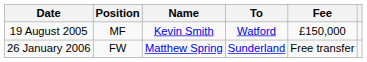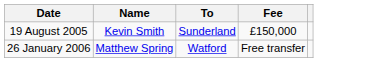- column: (118, 13)
(256, 31) Watford -> (207, 31) Sunderland
(257, 48) Sunderland -> (207, 48) Watford
